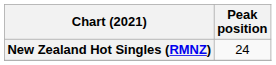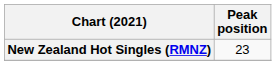(242, 49) 24 -> (242, 49) 23
